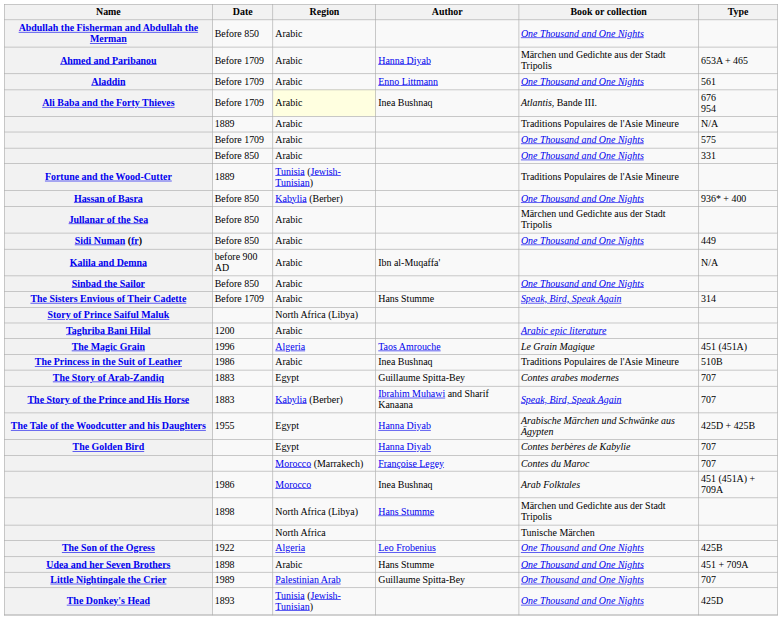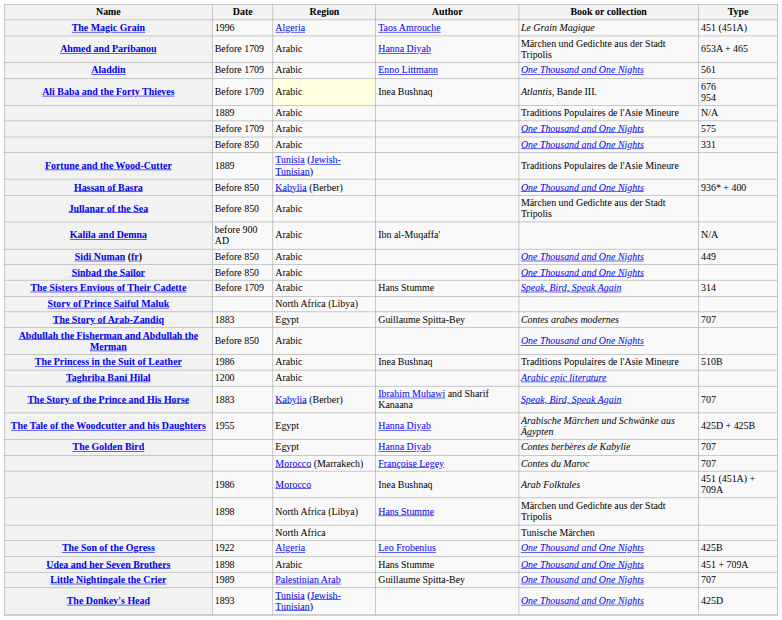rows swapped: (108, 33) <-> (108, 346)
rows swapped: (108, 262) <-> (108, 241)
rows swapped: (108, 331) <-> (108, 378)
